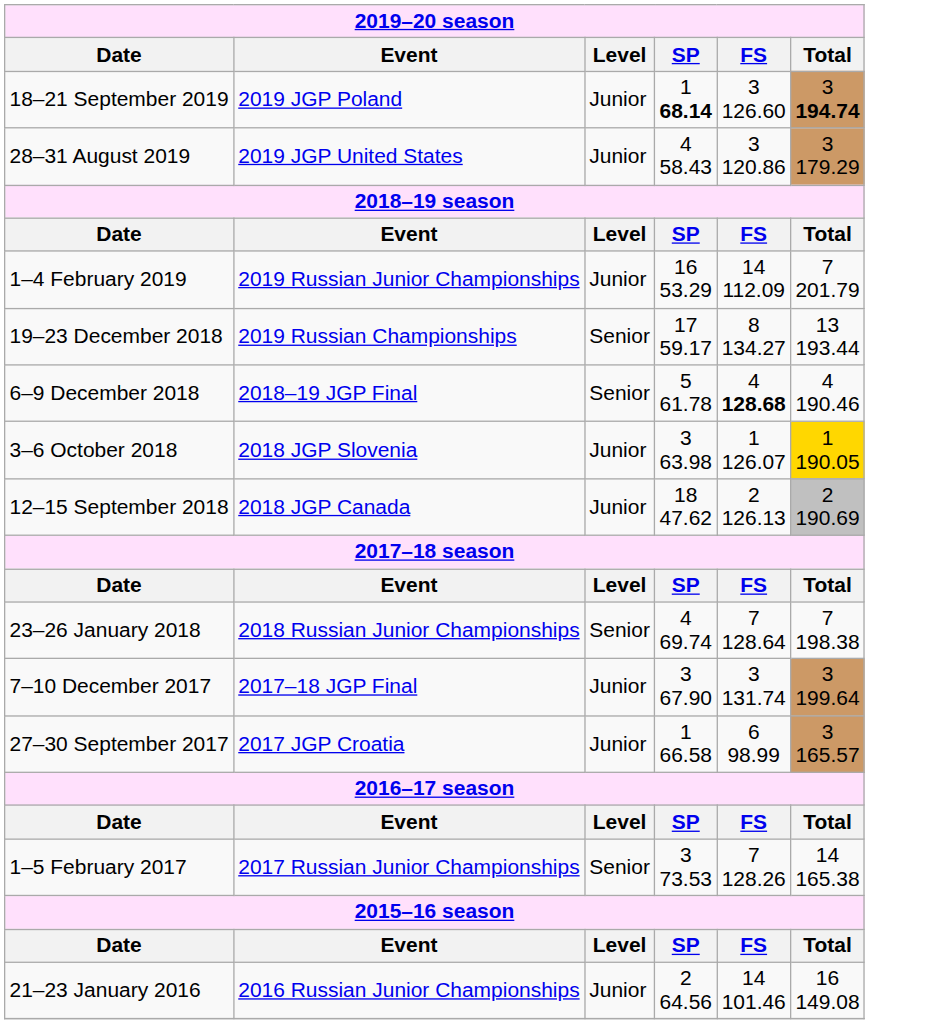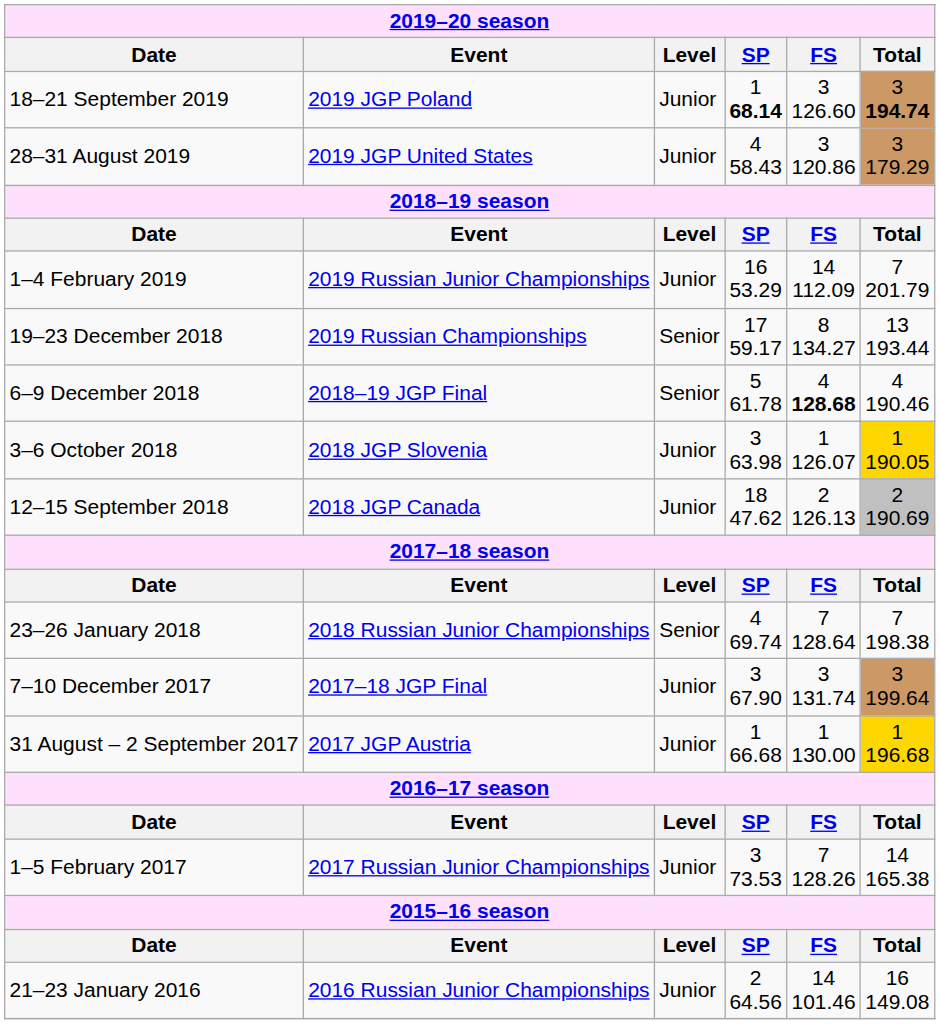- row: (119, 743)
+ row: (154, 743)
(620, 867) Senior -> (688, 867) Junior
